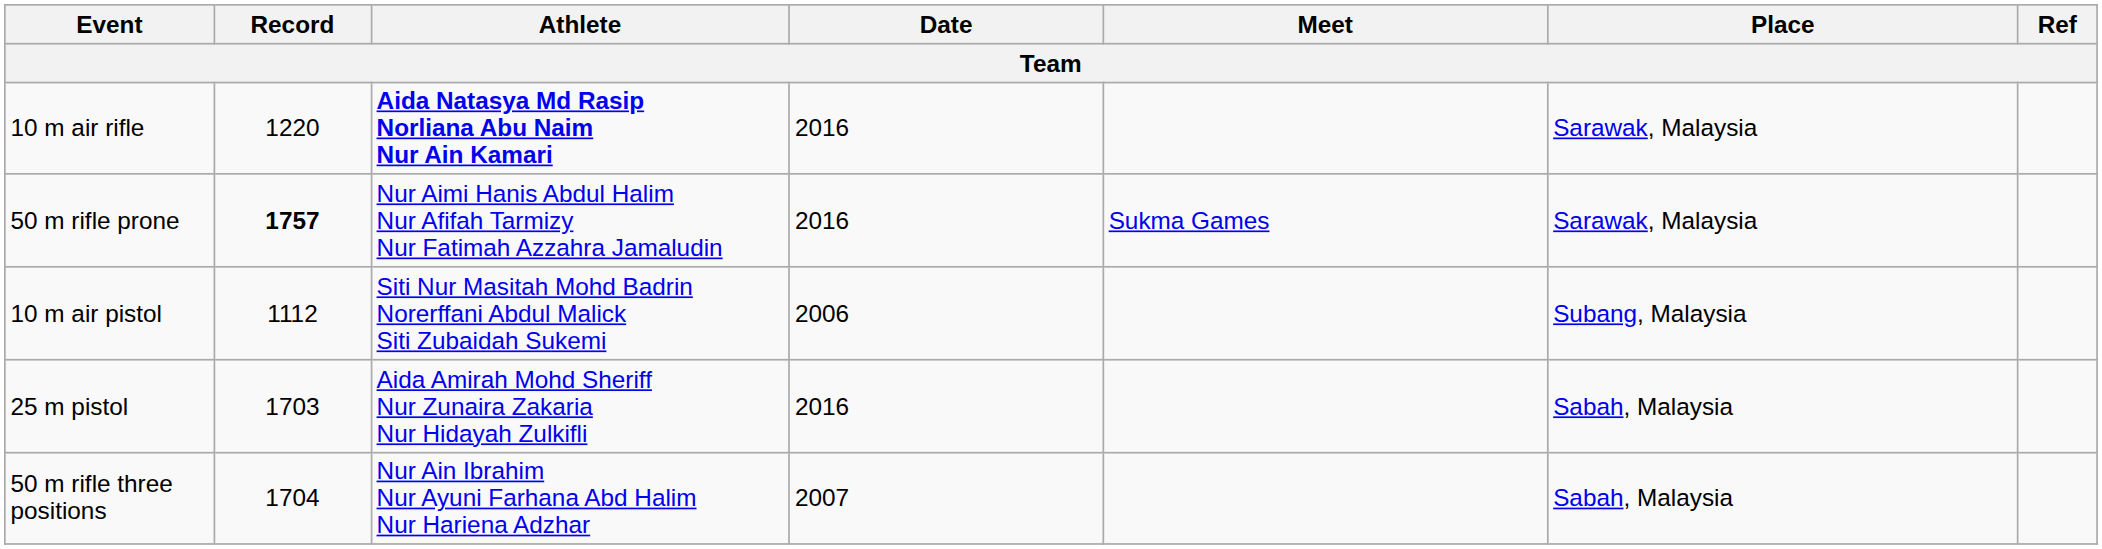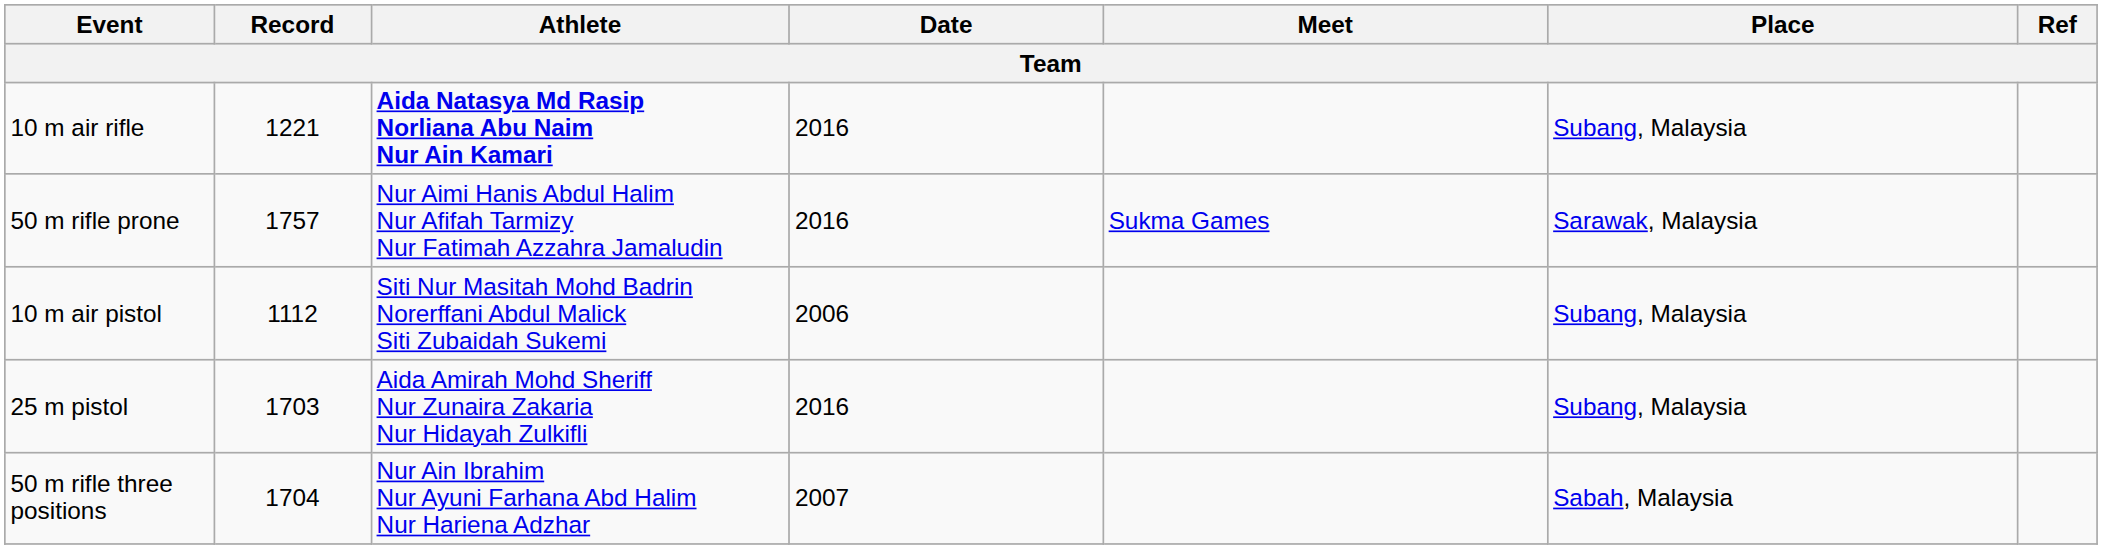(292, 128) 1220 -> (292, 128) 1221
(1655, 128) Sarawak, Malaysia -> (1650, 128) Subang, Malaysia
(292, 221) bold -> (292, 221) normal
(1643, 406) Sabah, Malaysia -> (1650, 406) Subang, Malaysia
